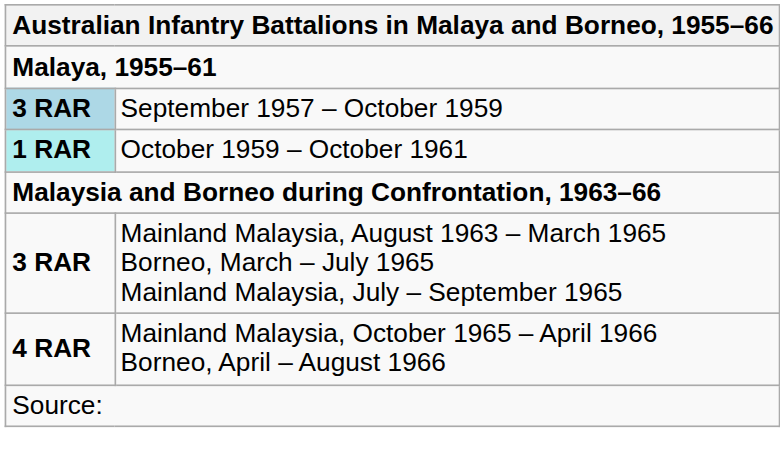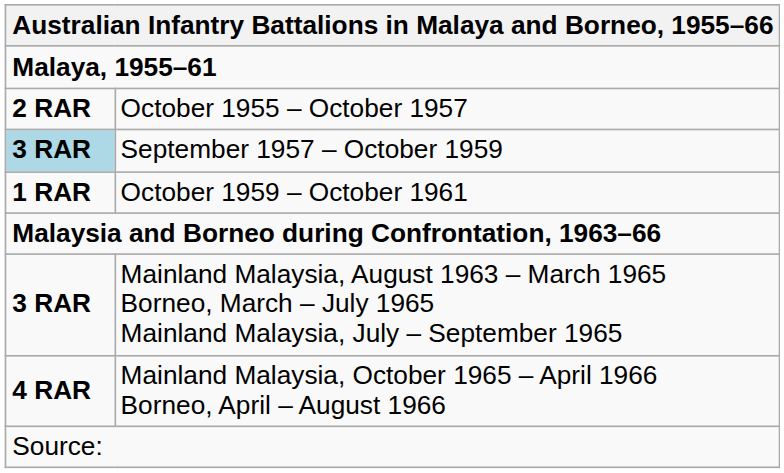+ row: (294, 108)
(52, 150) paleturquoise background -> (52, 191) no background
